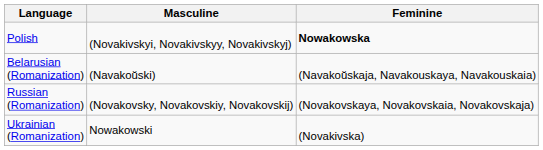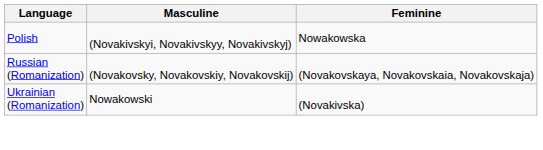(334, 37) bold -> (332, 37) normal
- row: (45, 68)
